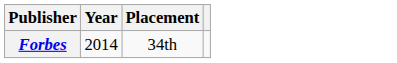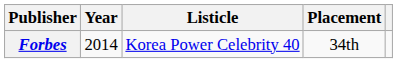+ column: (213, 17)
